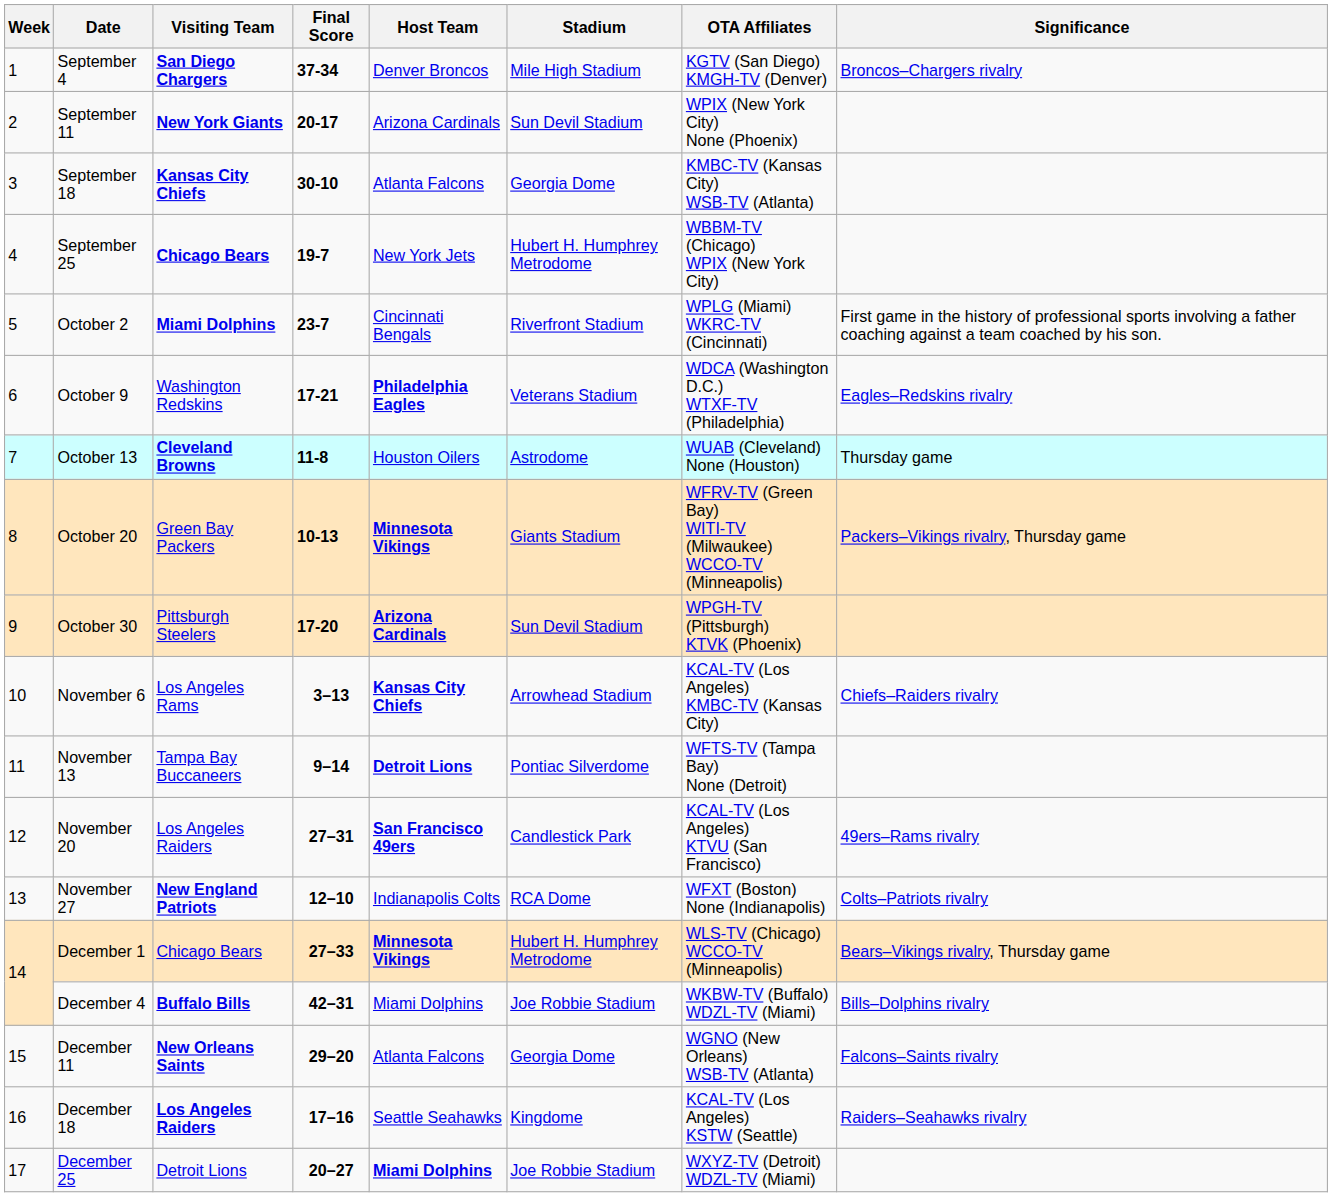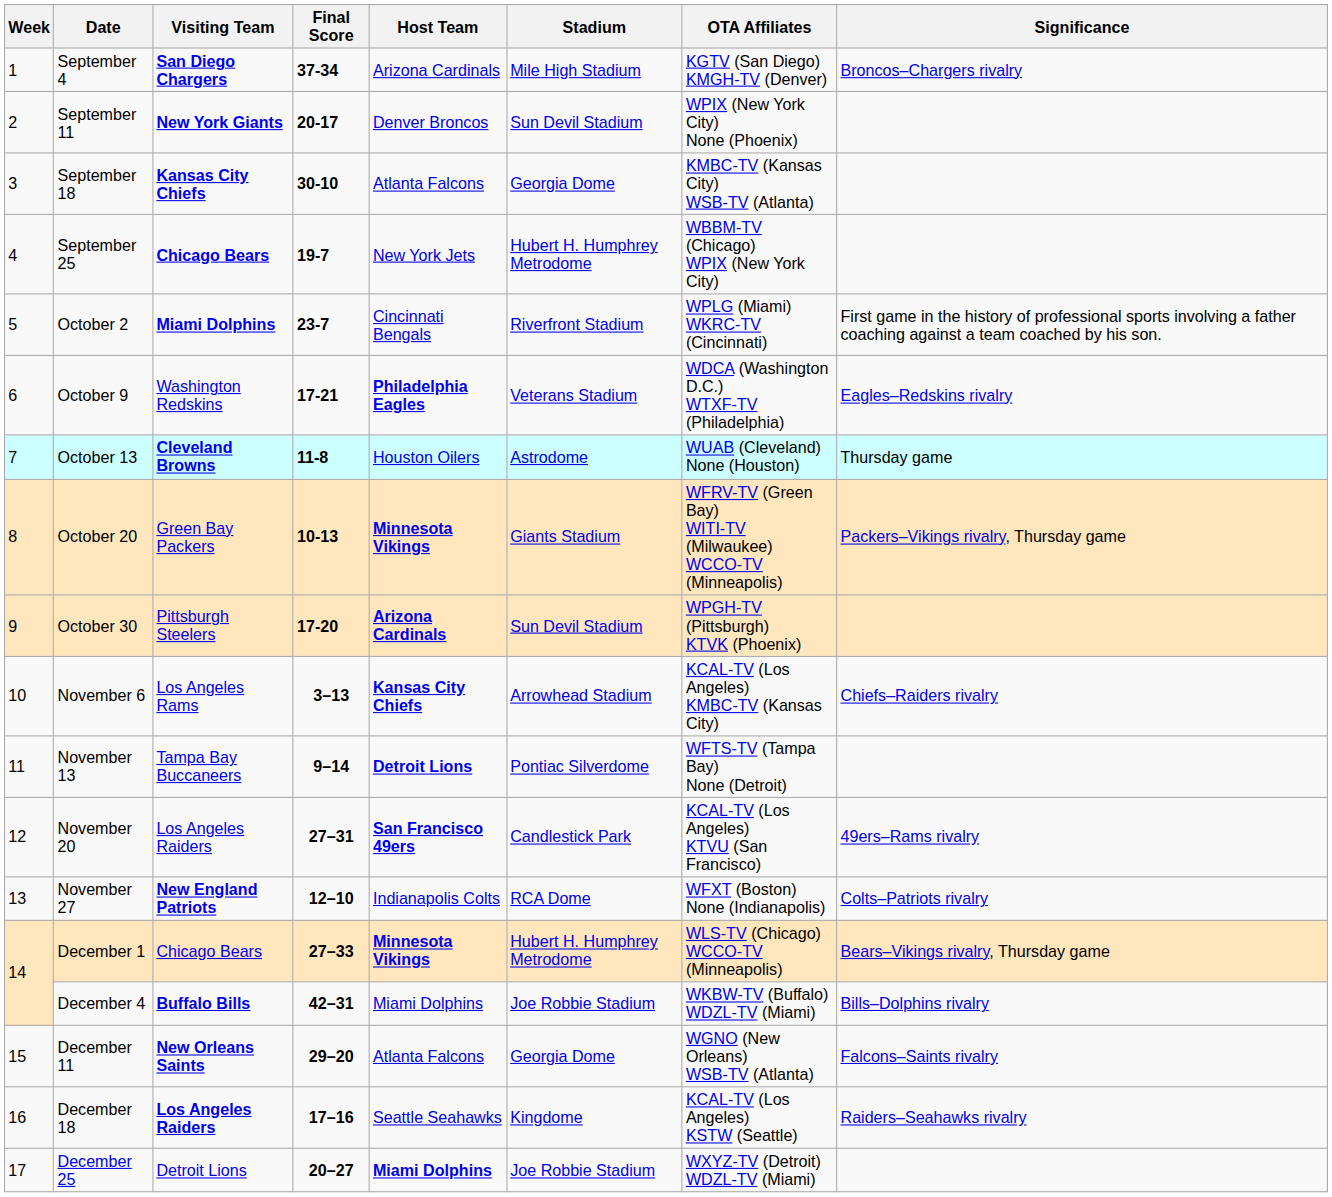(431, 70) Denver Broncos -> (436, 70) Arizona Cardinals
(436, 123) Arizona Cardinals -> (431, 123) Denver Broncos
